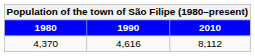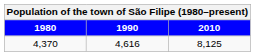(210, 43) 8,112 -> (209, 43) 8,125
